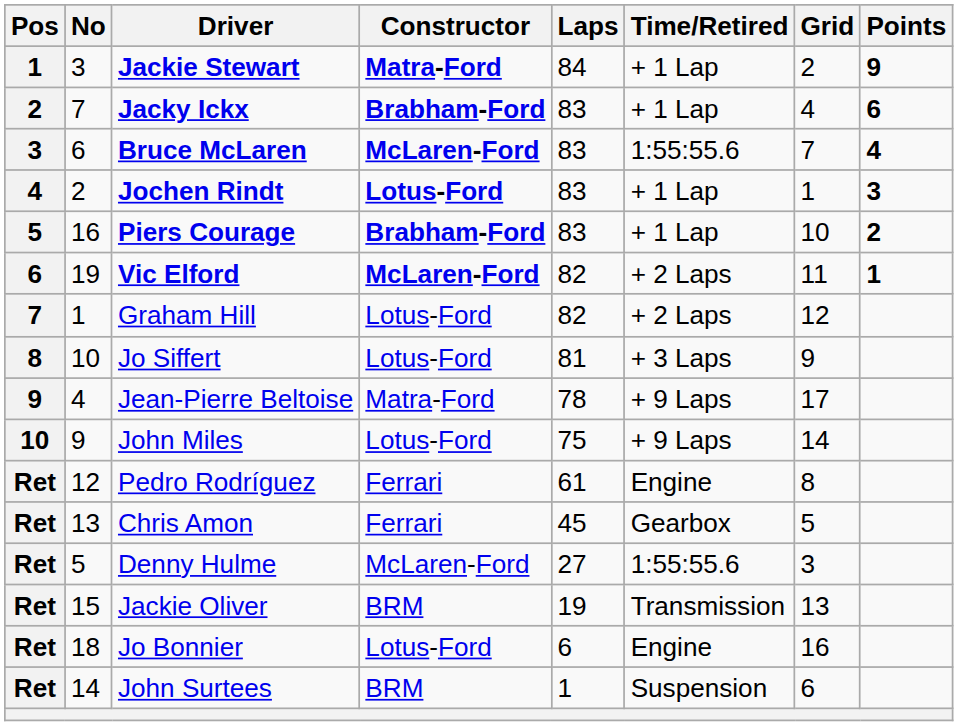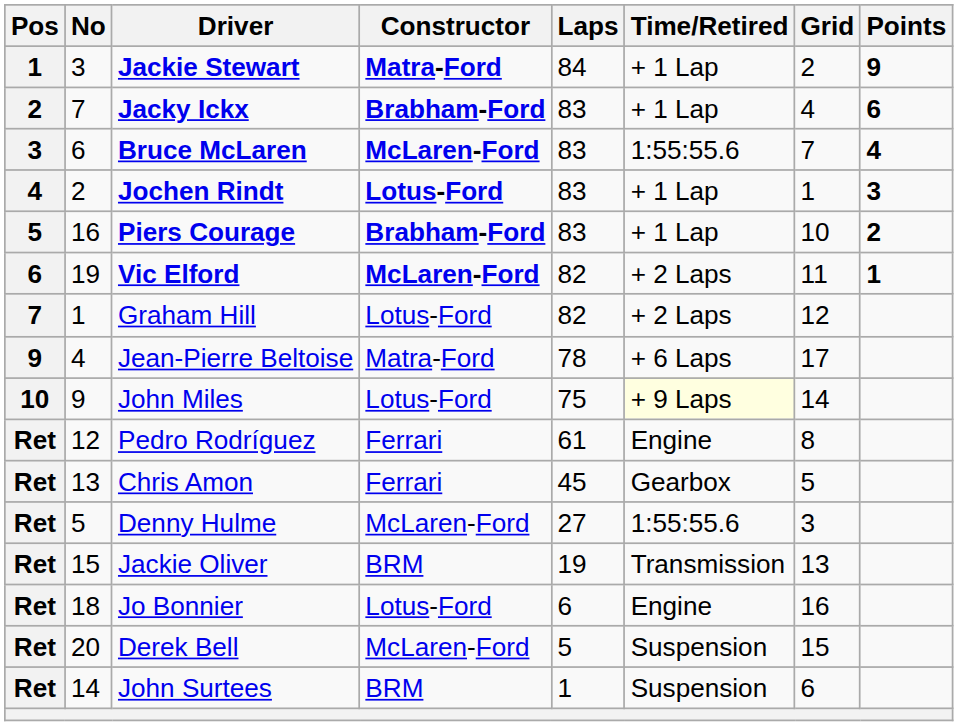- row: (169, 357)
(681, 398) + 9 Laps -> (681, 357) + 6 Laps
(681, 440) no background -> (681, 398) lightyellow background
+ row: (178, 647)
